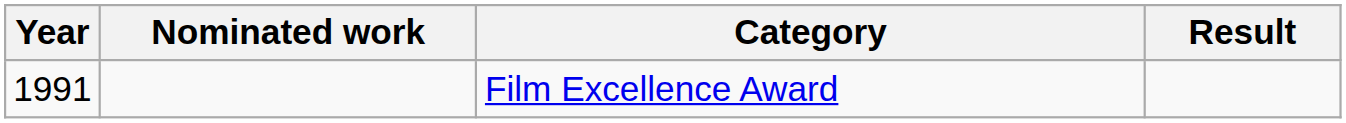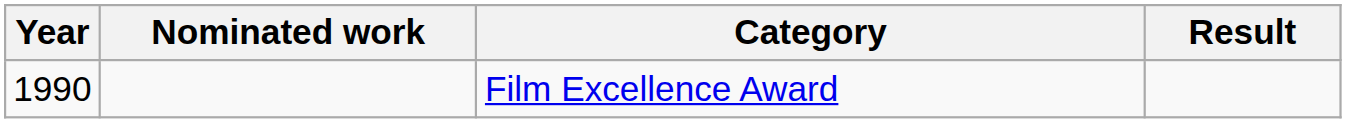(52, 88) 1991 -> (52, 88) 1990
